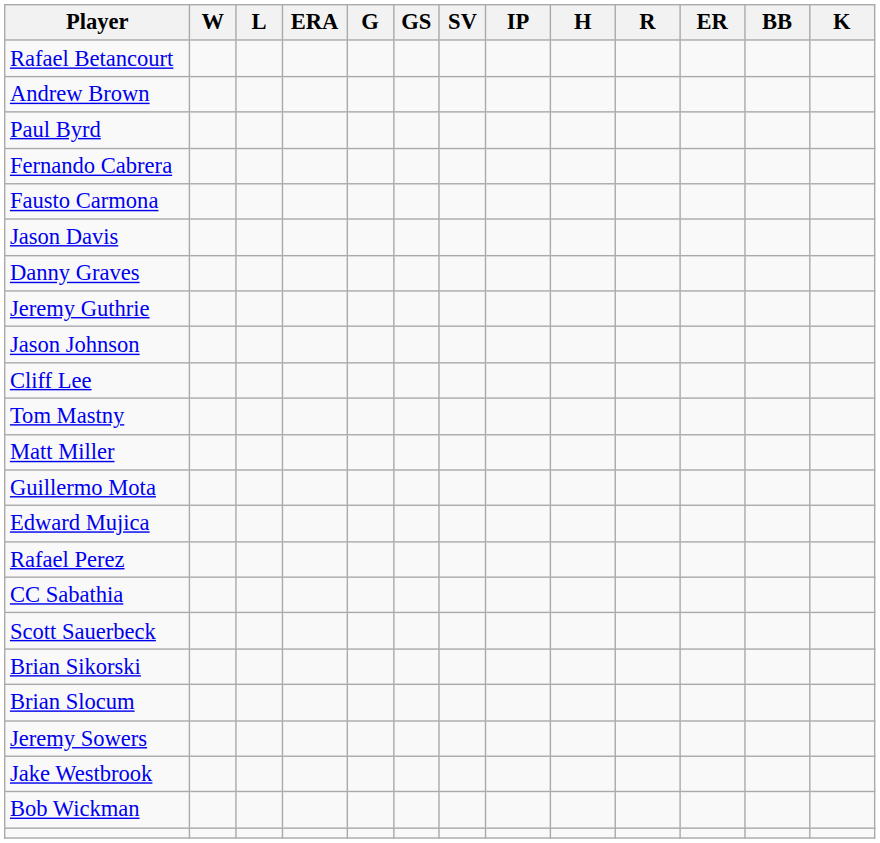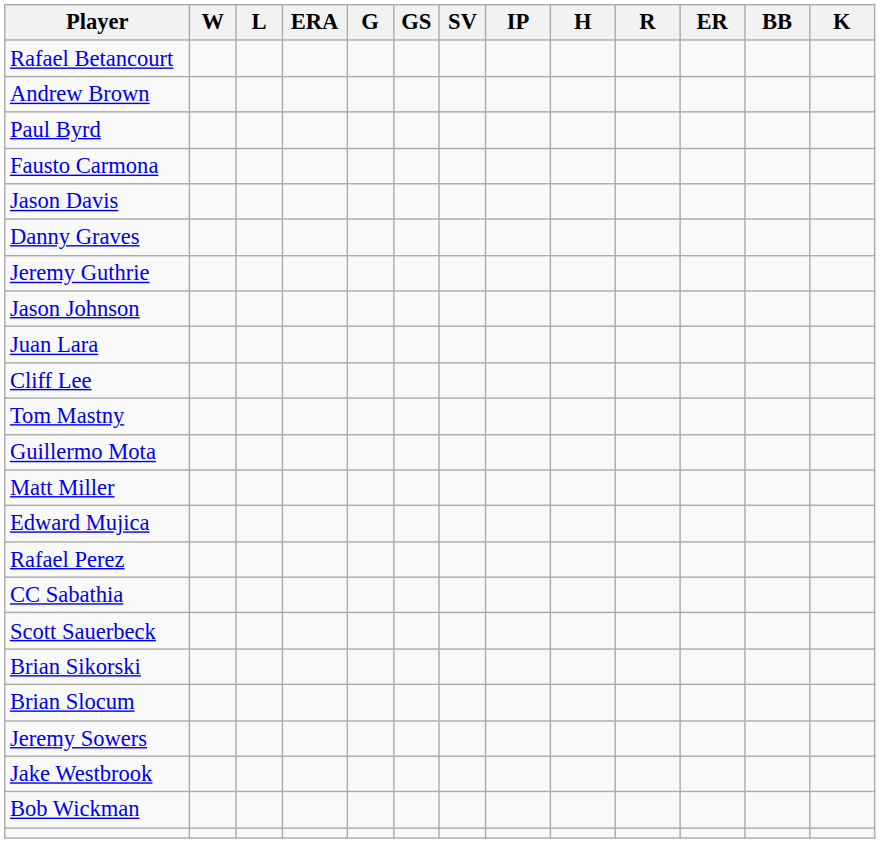- row: (91, 165)
+ row: (54, 344)
rows swapped: (62, 451) <-> (83, 487)
